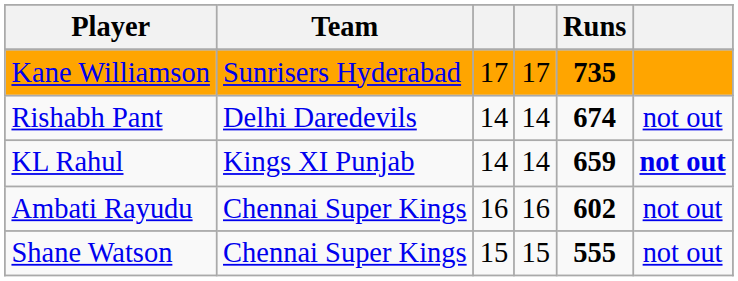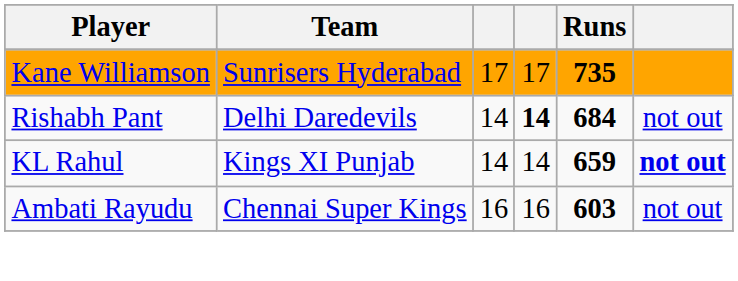(536, 117) normal -> (536, 117) bold
(595, 117) 674 -> (595, 117) 684
(595, 207) 602 -> (595, 207) 603
- row: (92, 252)
